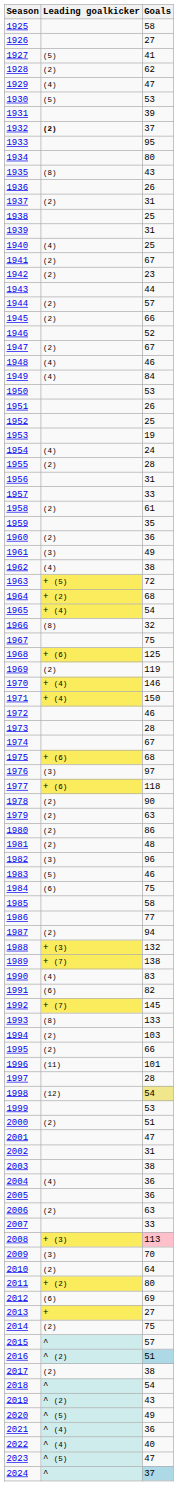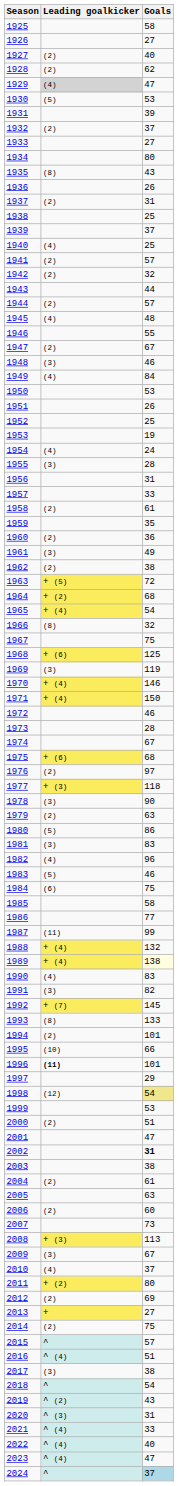(50, 56) (5) -> (50, 56) (2)
(150, 56) 41 -> (150, 56) 40
(50, 85) no background -> (50, 85) lightgrey background
(50, 129) bold -> (50, 129) normal
(150, 143) 95 -> (150, 143) 27
(150, 231) 31 -> (150, 231) 37
(150, 260) 67 -> (150, 260) 57
(150, 275) 23 -> (150, 275) 32
(50, 319) (2) -> (50, 319) (4)
(150, 319) 66 -> (150, 319) 48
(150, 333) 52 -> (150, 333) 55
(50, 363) (4) -> (50, 363) (3)
(50, 465) (2) -> (50, 465) (3)
(50, 568) (4) -> (50, 568) (2)
(50, 670) (2) -> (50, 670) (3)
(50, 772) (3) -> (50, 772) (2)
(55, 786) + (6) -> (55, 786) + (3)
(50, 801) (2) -> (50, 801) (3)
(50, 831) (2) -> (50, 831) (5)
(50, 845) (2) -> (50, 845) (3)
(150, 845) 48 -> (150, 845) 83
(50, 860) (3) -> (50, 860) (4)
(50, 933) (2) -> (52, 933) (11)
(150, 933) 94 -> (150, 933) 99
(55, 947) + (3) -> (55, 947) + (4)
(55, 962) + (7) -> (55, 962) + (4)
(152, 962) no background -> (152, 962) lightyellow background
(50, 991) (6) -> (50, 991) (3)
(152, 1035) 103 -> (152, 1035) 101
(50, 1050) (2) -> (52, 1050) (10)
(52, 1065) normal -> (52, 1064) bold
(150, 1079) 28 -> (150, 1079) 29
(150, 1152) normal -> (150, 1152) bold
(50, 1182) (4) -> (50, 1182) (2)
(150, 1181) 36 -> (150, 1181) 61
(150, 1196) 36 -> (150, 1196) 63
(150, 1210) 63 -> (150, 1210) 60
(150, 1225) 33 -> (150, 1225) 73
(152, 1240) pink background -> (152, 1240) no background
(150, 1254) 70 -> (150, 1254) 67
(50, 1269) (2) -> (50, 1269) (4)
(150, 1269) 64 -> (150, 1269) 37
(50, 1299) (6) -> (50, 1299) (2)
(55, 1357) ^ (2) -> (55, 1357) ^ (4)
(150, 1357) lightblue background -> (150, 1357) no background
(50, 1372) (2) -> (50, 1372) (3)
(55, 1415) ^ (5) -> (55, 1415) ^ (3)
(150, 1415) 49 -> (150, 1415) 31
(150, 1430) 36 -> (150, 1430) 33
(55, 1459) ^ (5) -> (55, 1459) ^ (4)
